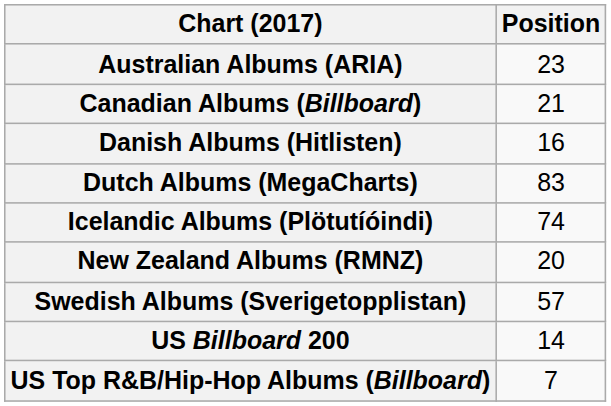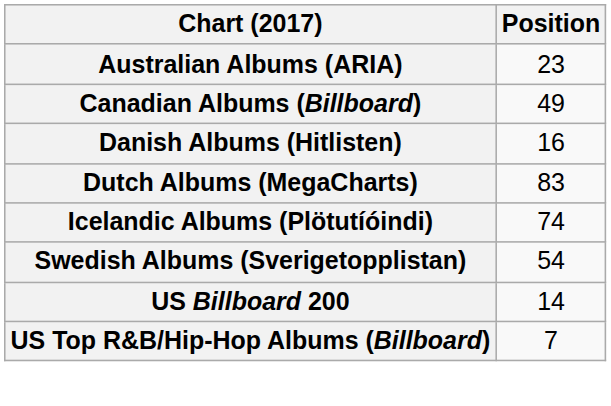(551, 103) 21 -> (551, 103) 49
- row: (250, 261)
(551, 301) 57 -> (551, 261) 54
